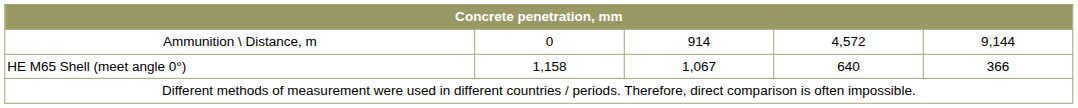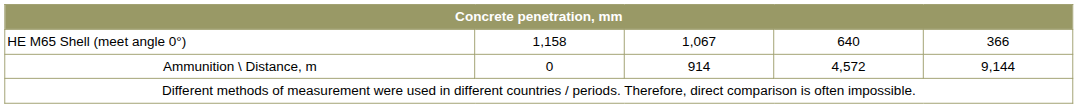rows swapped: (240, 41) <-> (97, 65)
